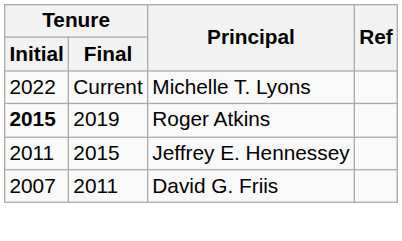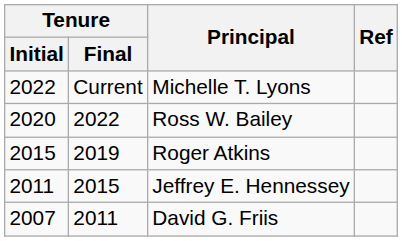+ row: (222, 119)
(33, 119) bold -> (33, 152) normal
